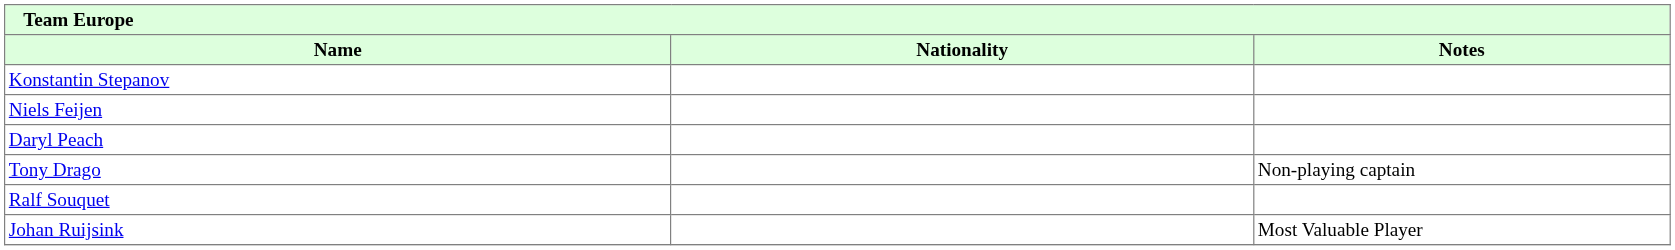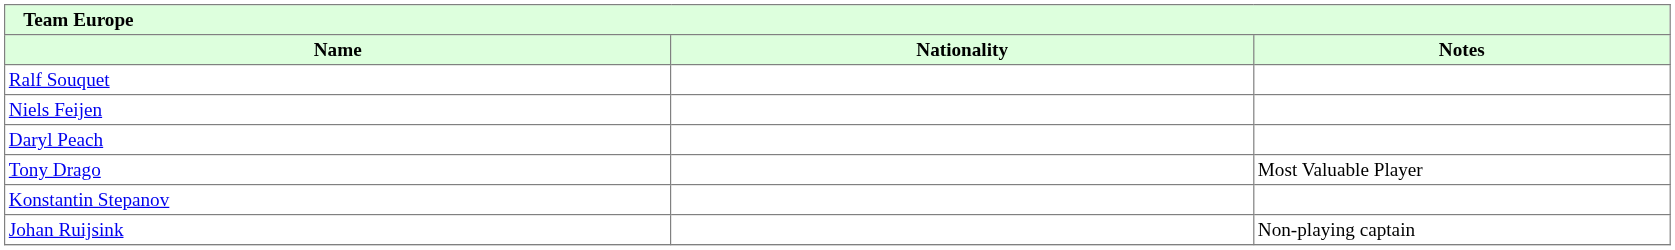rows swapped: (59, 199) <-> (89, 79)
(1336, 169) Non-playing captain -> (1340, 169) Most Valuable Player
(1340, 229) Most Valuable Player -> (1336, 229) Non-playing captain
